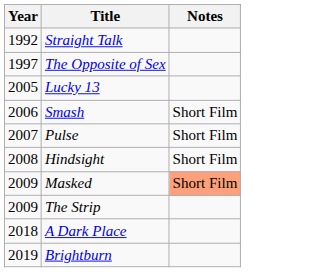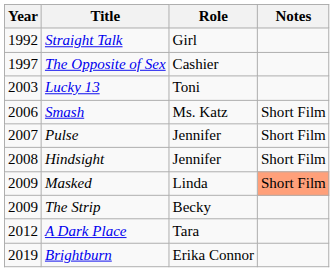+ column: (213, 16)
(23, 87) 2005 -> (23, 87) 2003
(23, 231) 2018 -> (23, 231) 2012
